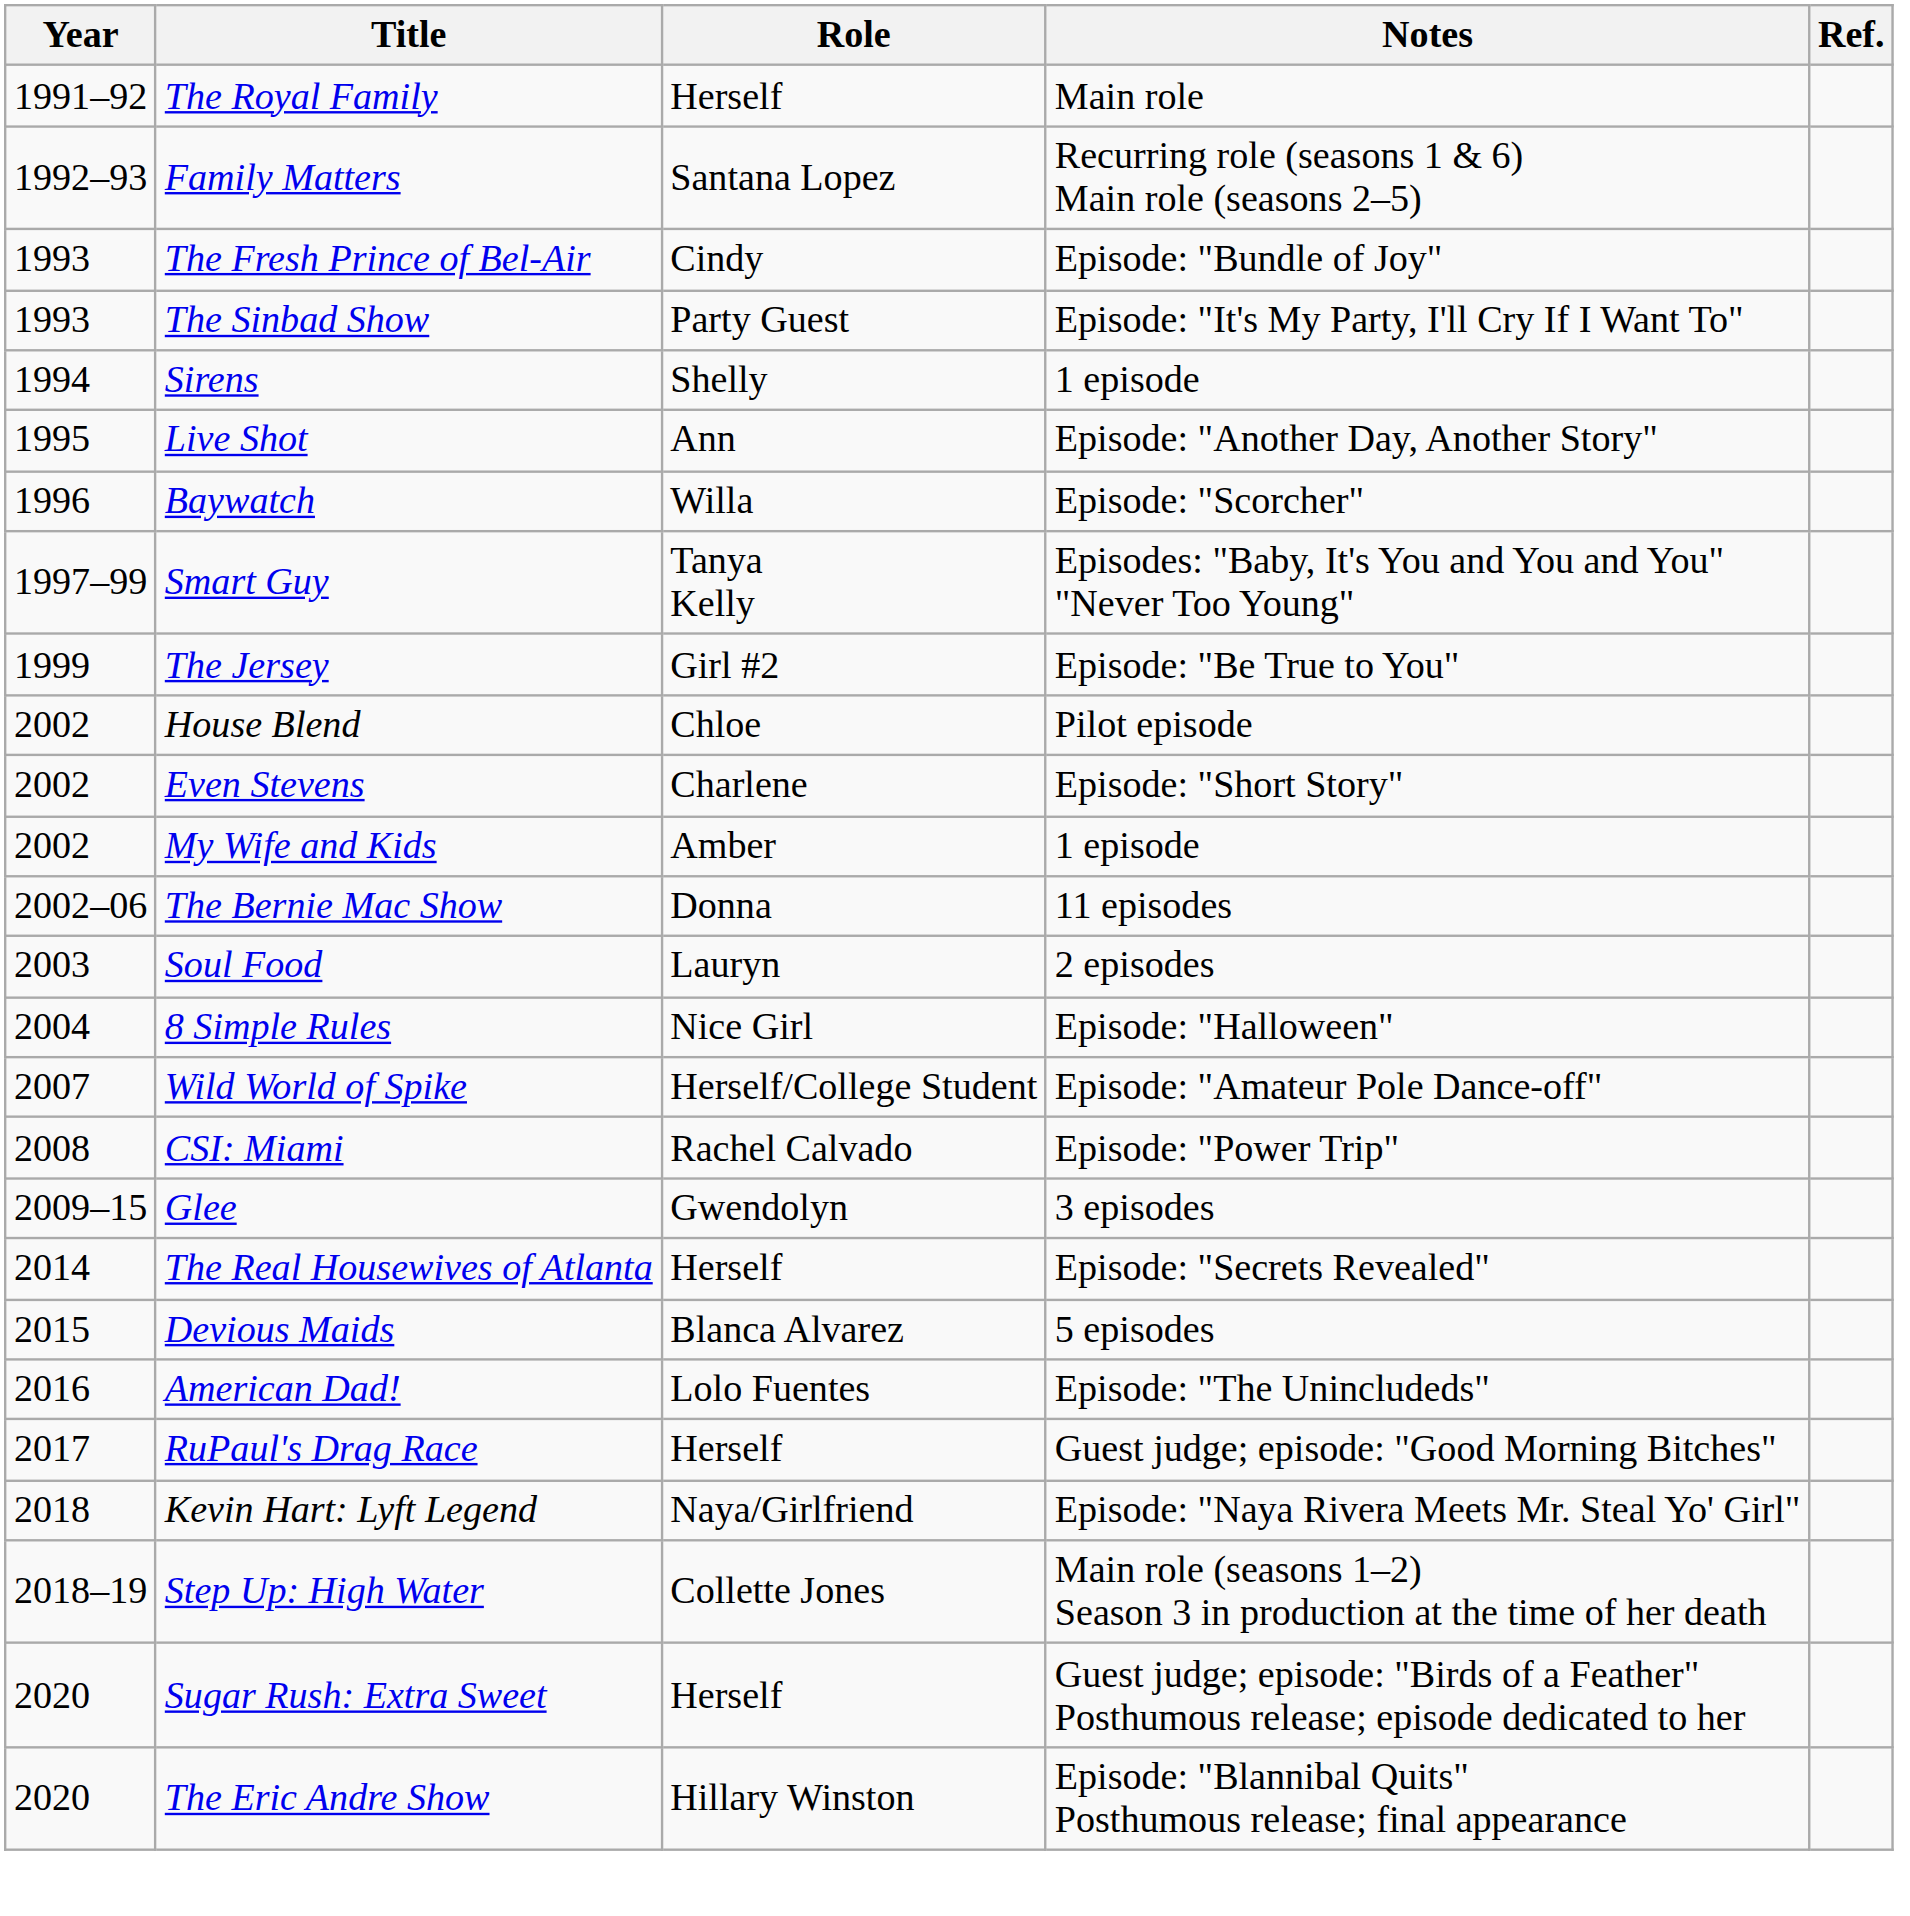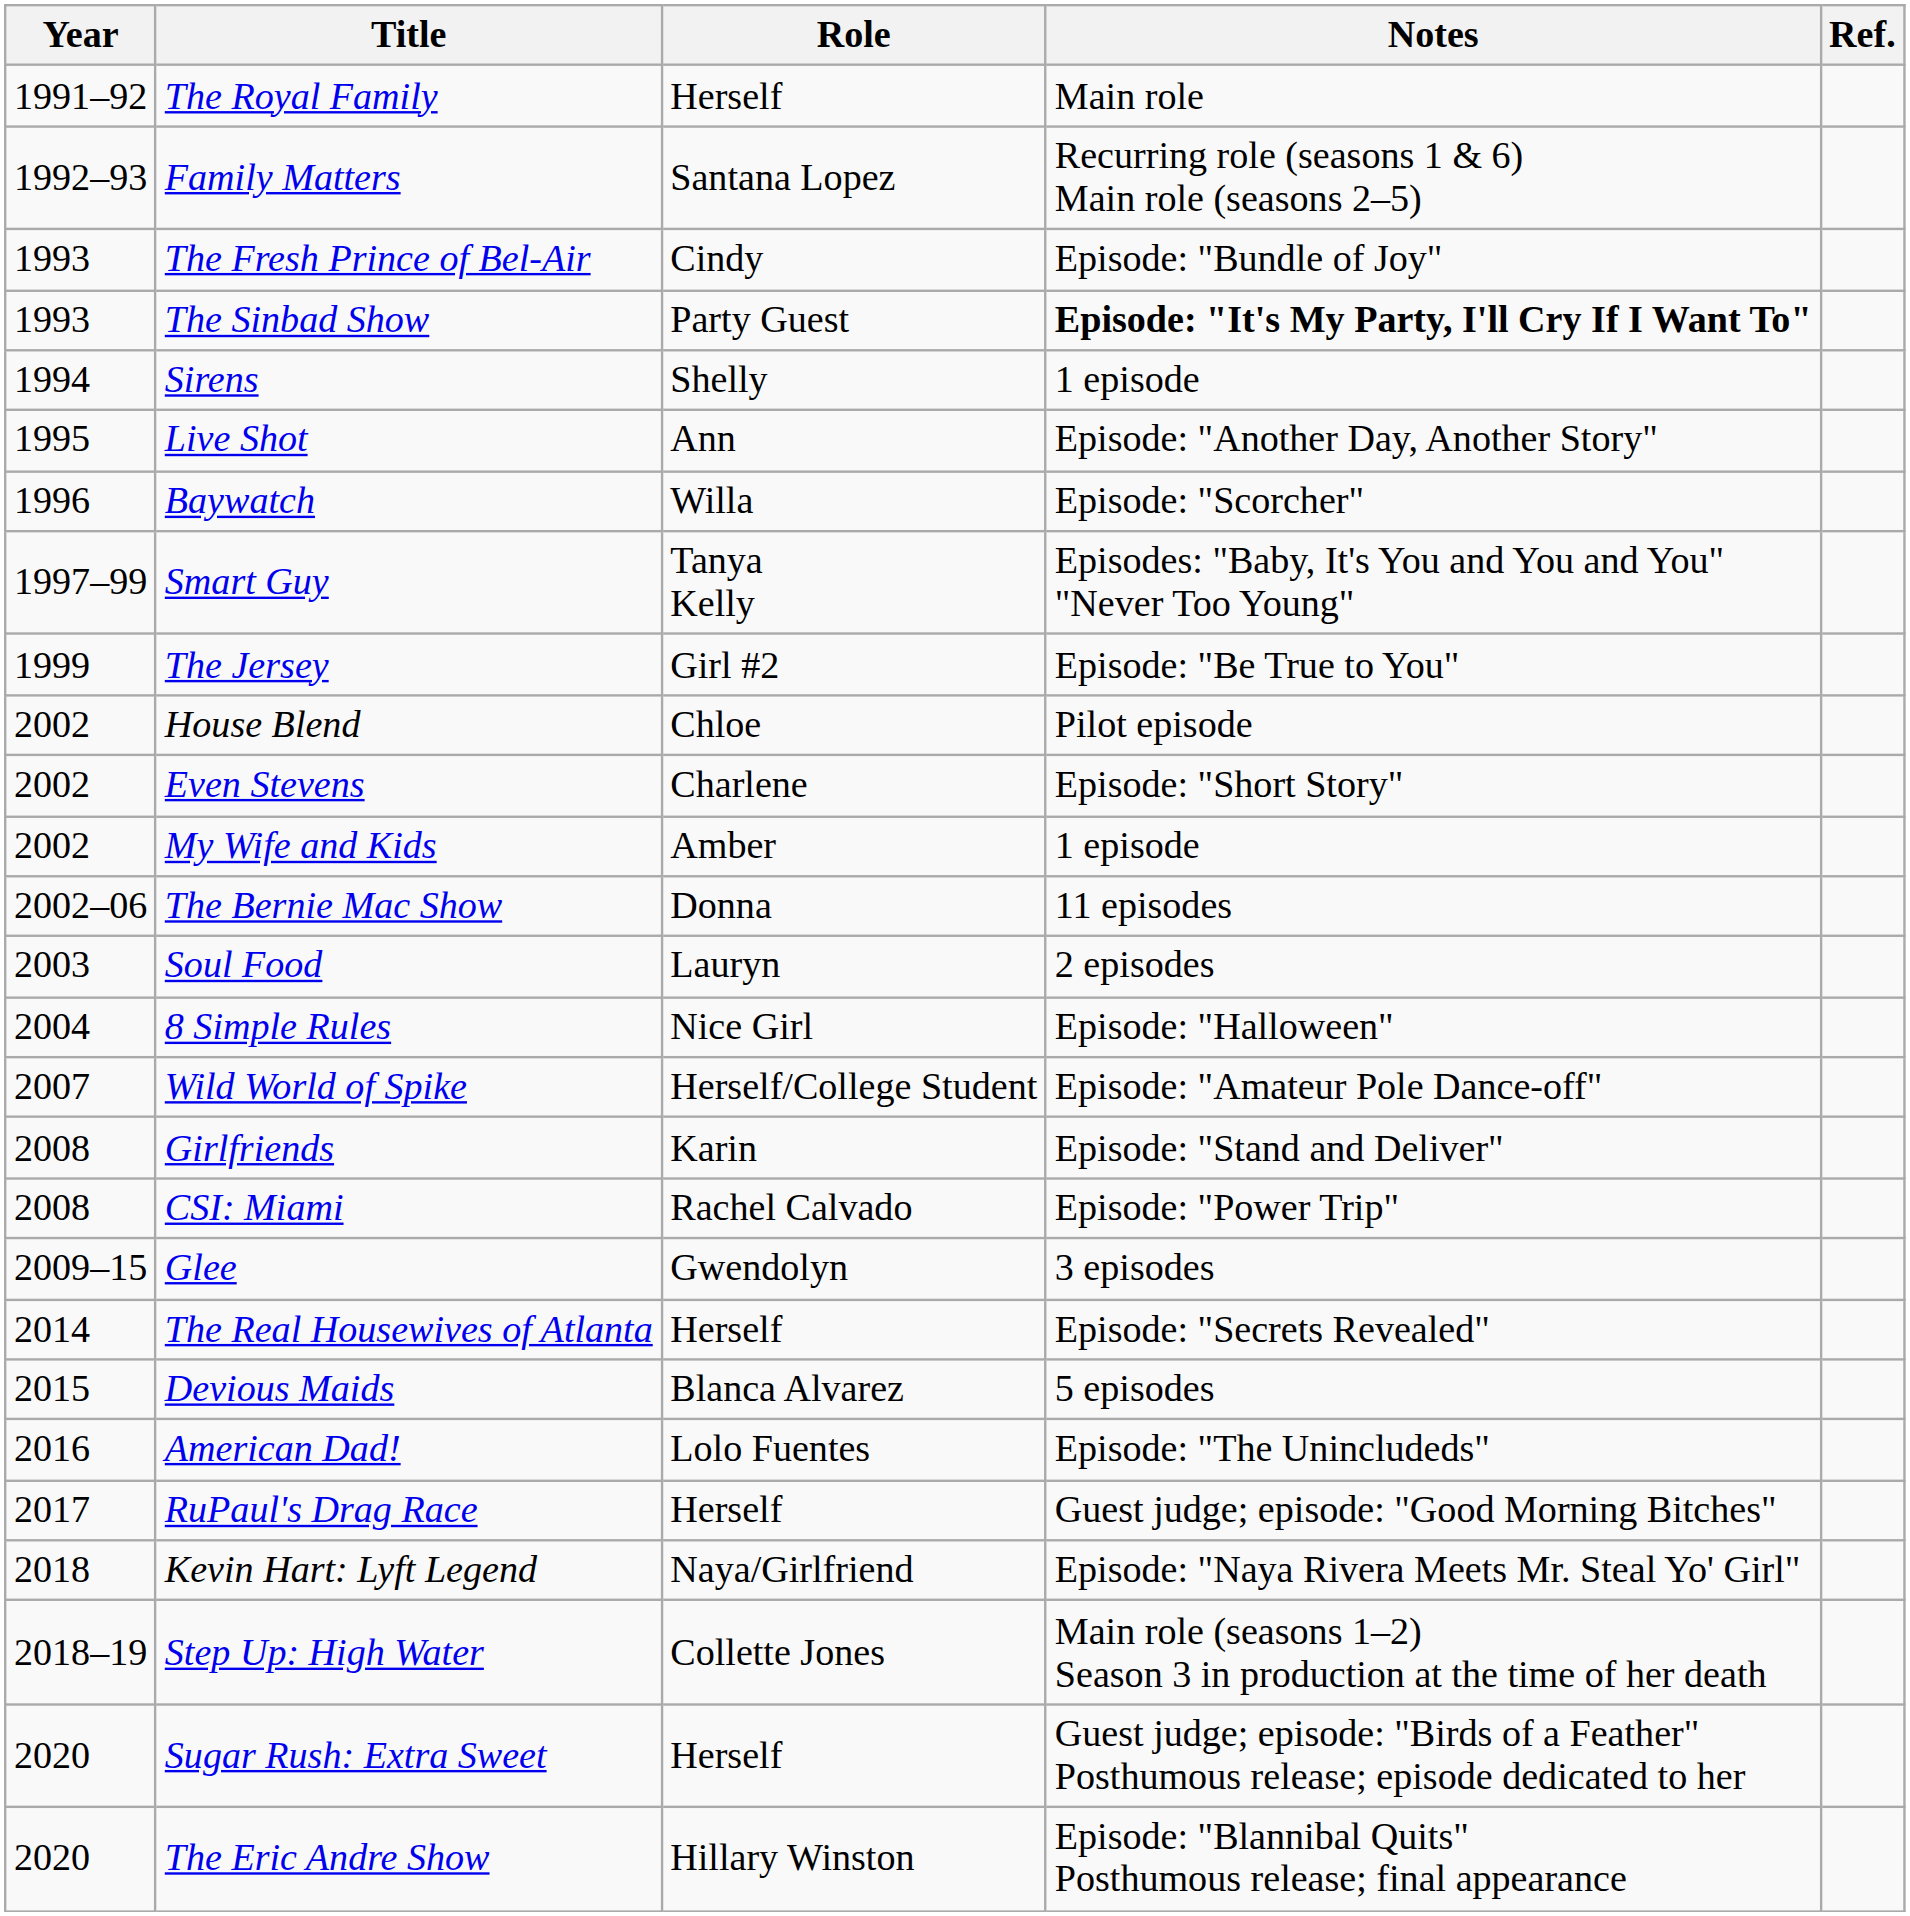(1399, 319) normal -> (1433, 319) bold
+ row: (249, 1147)
